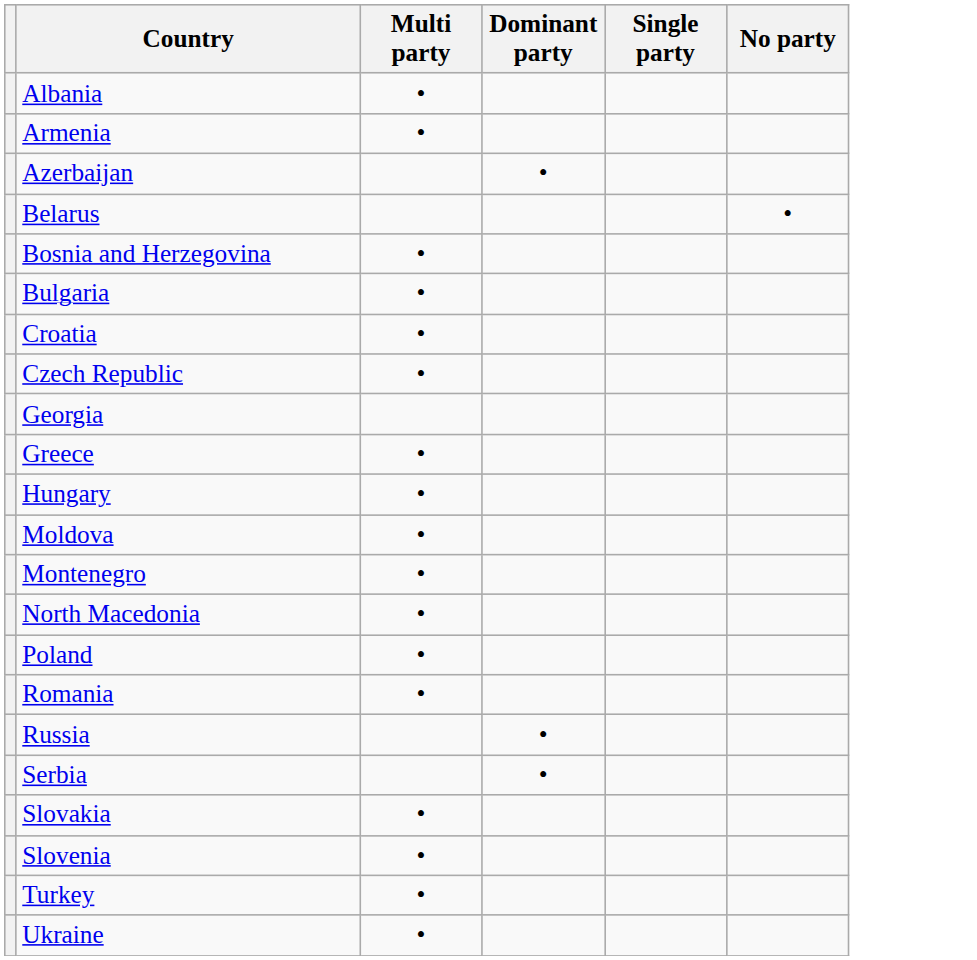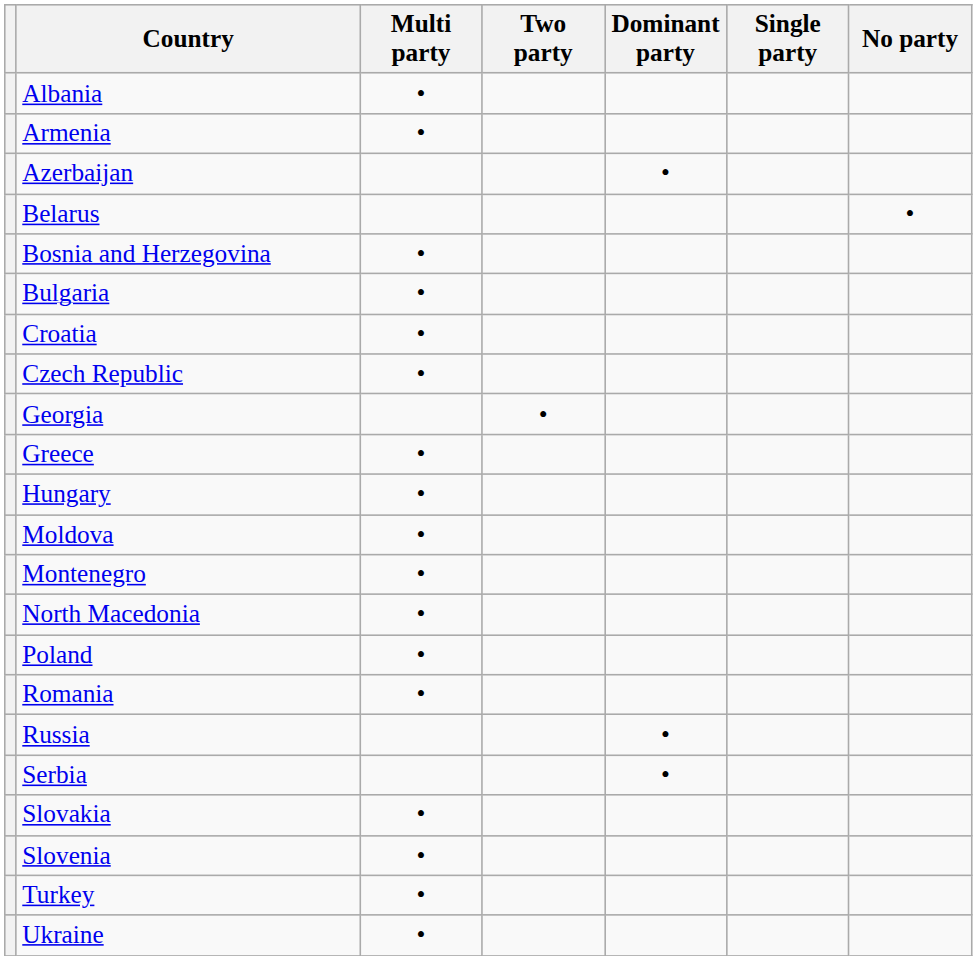+ column: (543, 38)
